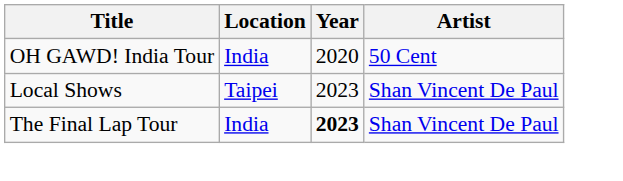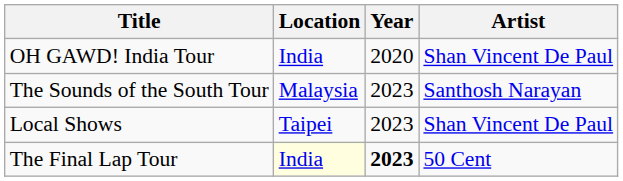(403, 55) 50 Cent -> (518, 55) Shan Vincent De Paul
+ row: (139, 90)
(246, 124) no background -> (301, 158) lightyellow background
(464, 124) Shan Vincent De Paul -> (457, 158) 50 Cent
